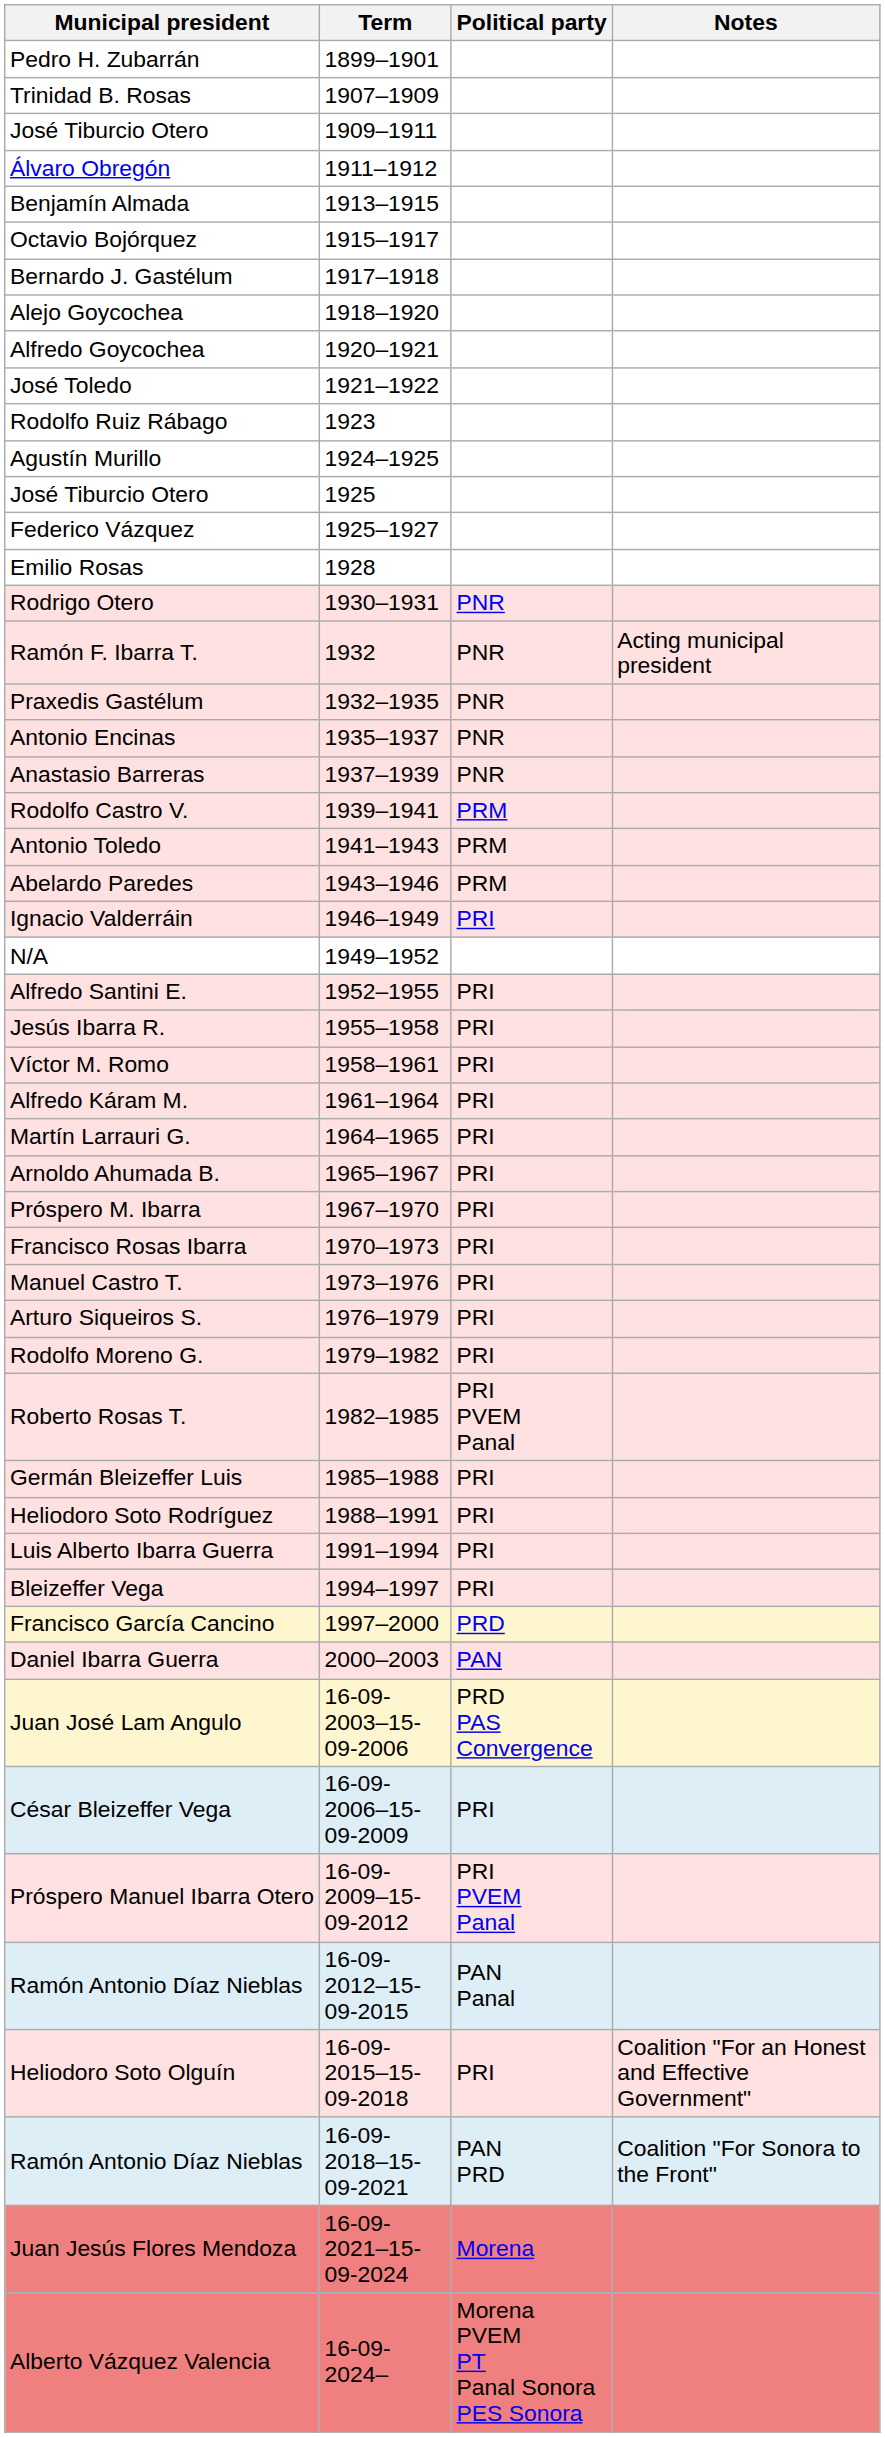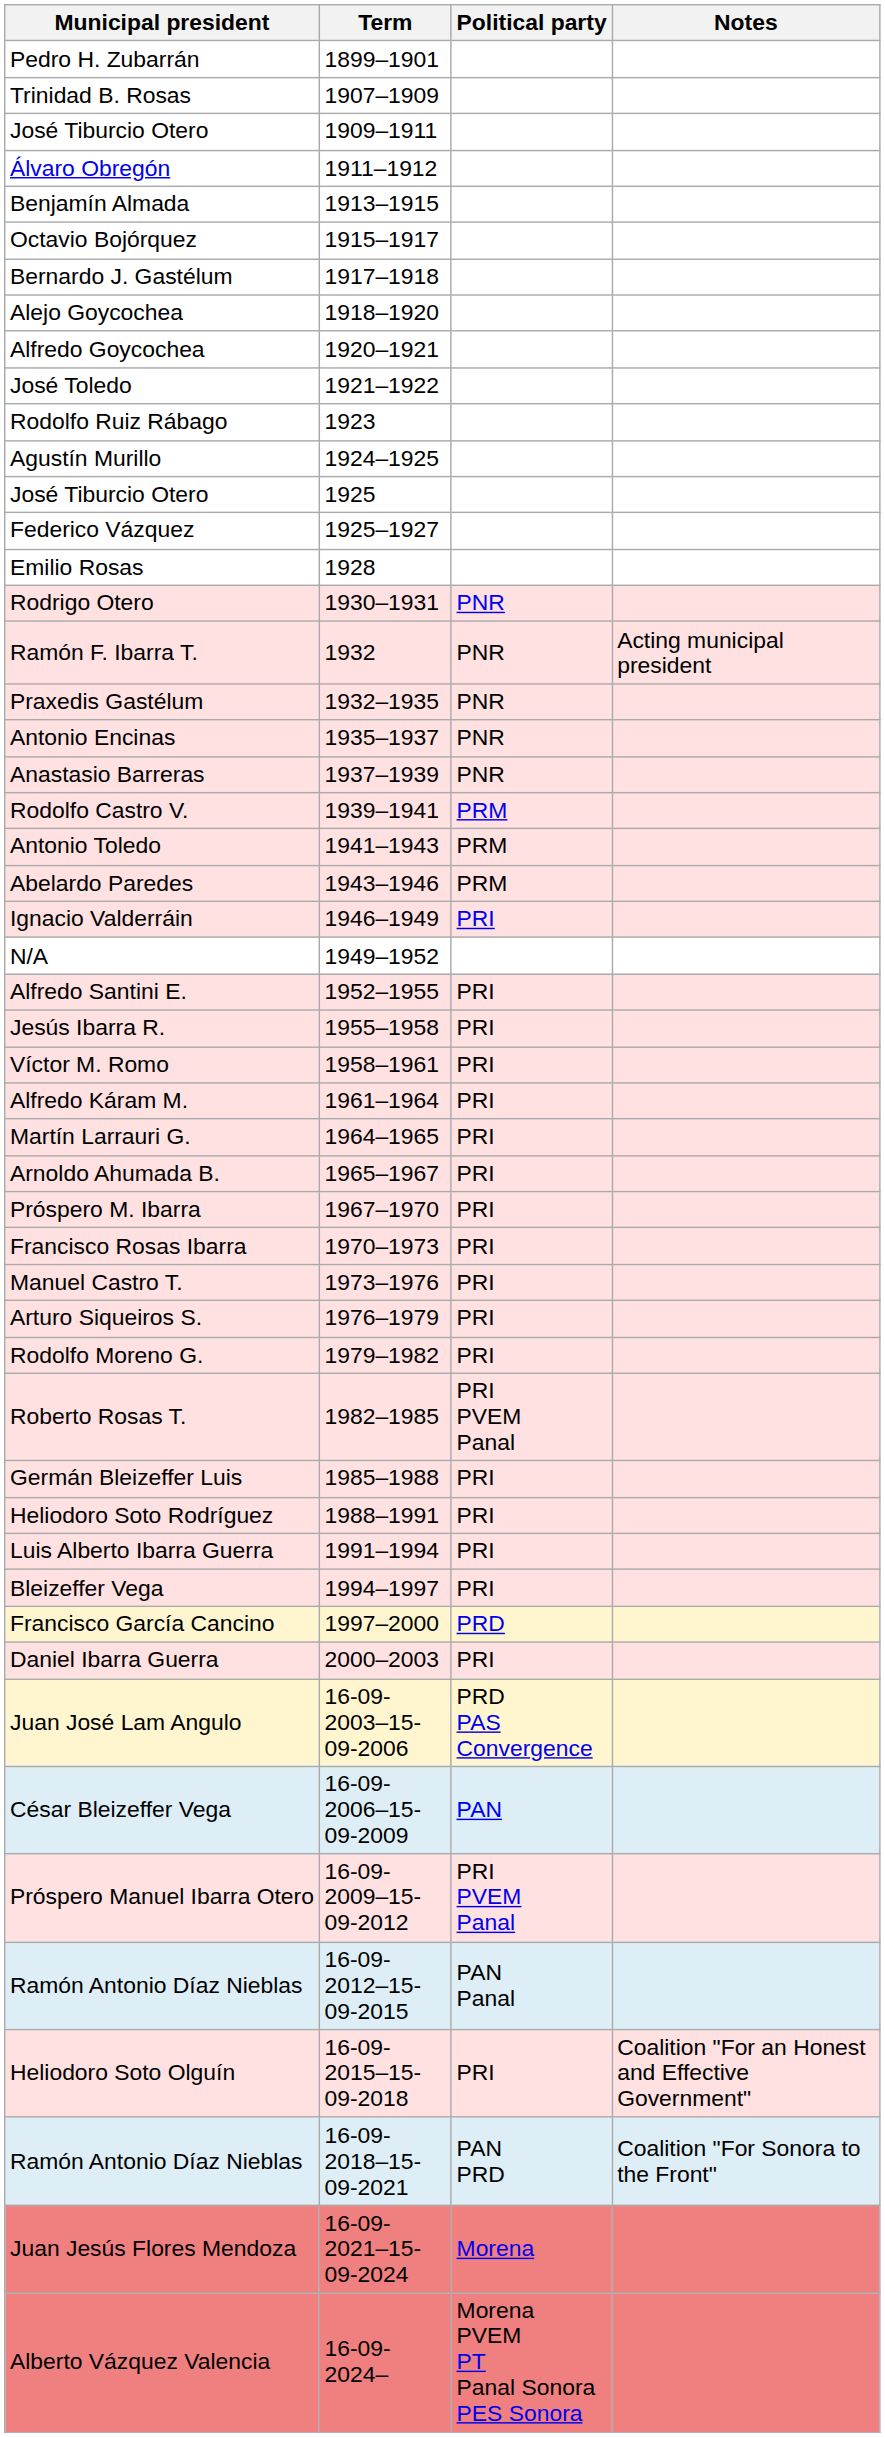(479, 1660) PAN -> (476, 1660) PRI
(476, 1809) PRI -> (479, 1809) PAN
